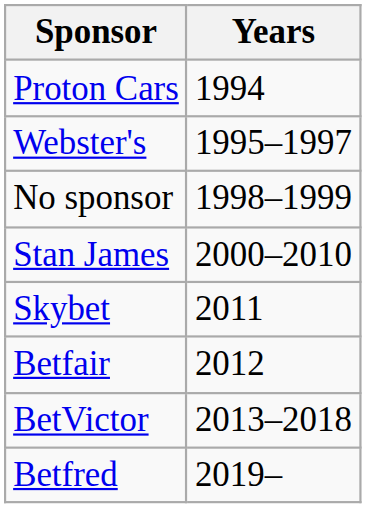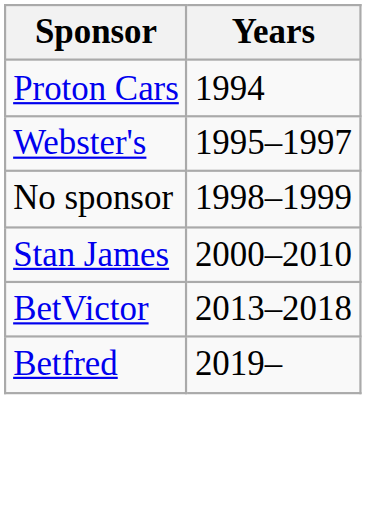- row: (62, 308)
- row: (62, 364)
